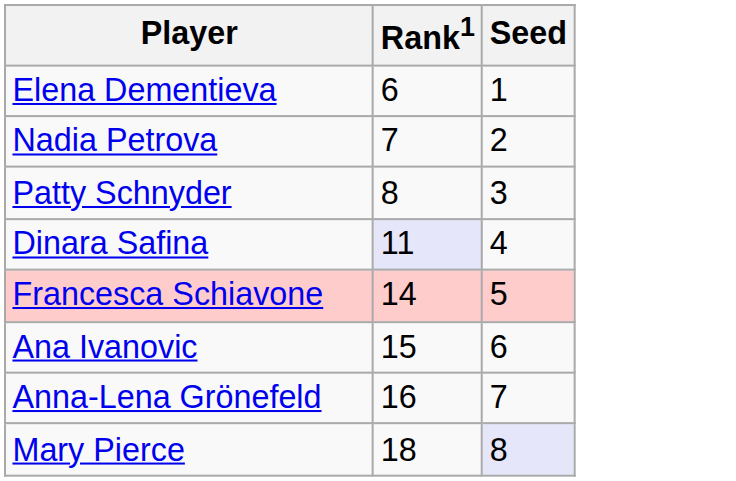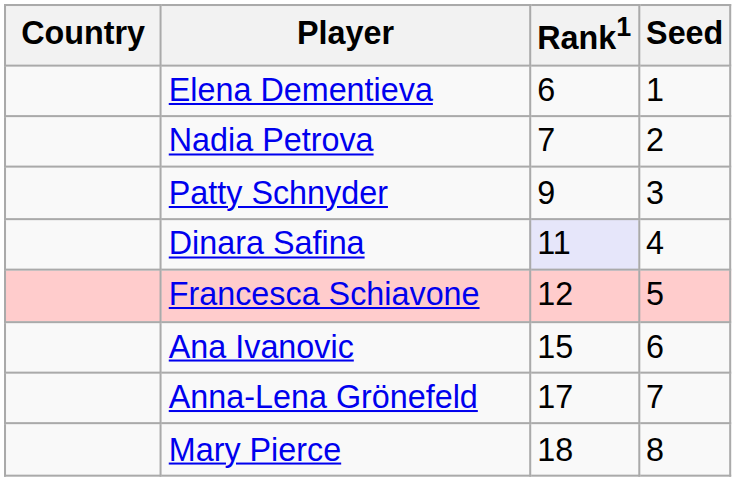+ column: (83, 34)
(390, 192) 8 -> (546, 192) 9
(399, 295) 14 -> (555, 295) 12
(399, 397) 16 -> (555, 397) 17
(499, 448) lavender background -> (655, 448) no background
